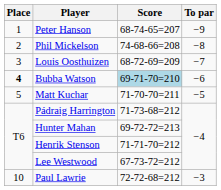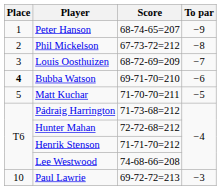(150, 45) 74-68-66=208 -> (150, 45) 67-73-72=212
(150, 78) lightblue background -> (150, 78) no background
(150, 128) 69-72-72=213 -> (150, 128) 72-72-68=212
(150, 161) 67-73-72=212 -> (150, 161) 74-68-66=208
(150, 177) 72-72-68=212 -> (150, 177) 69-72-72=213
